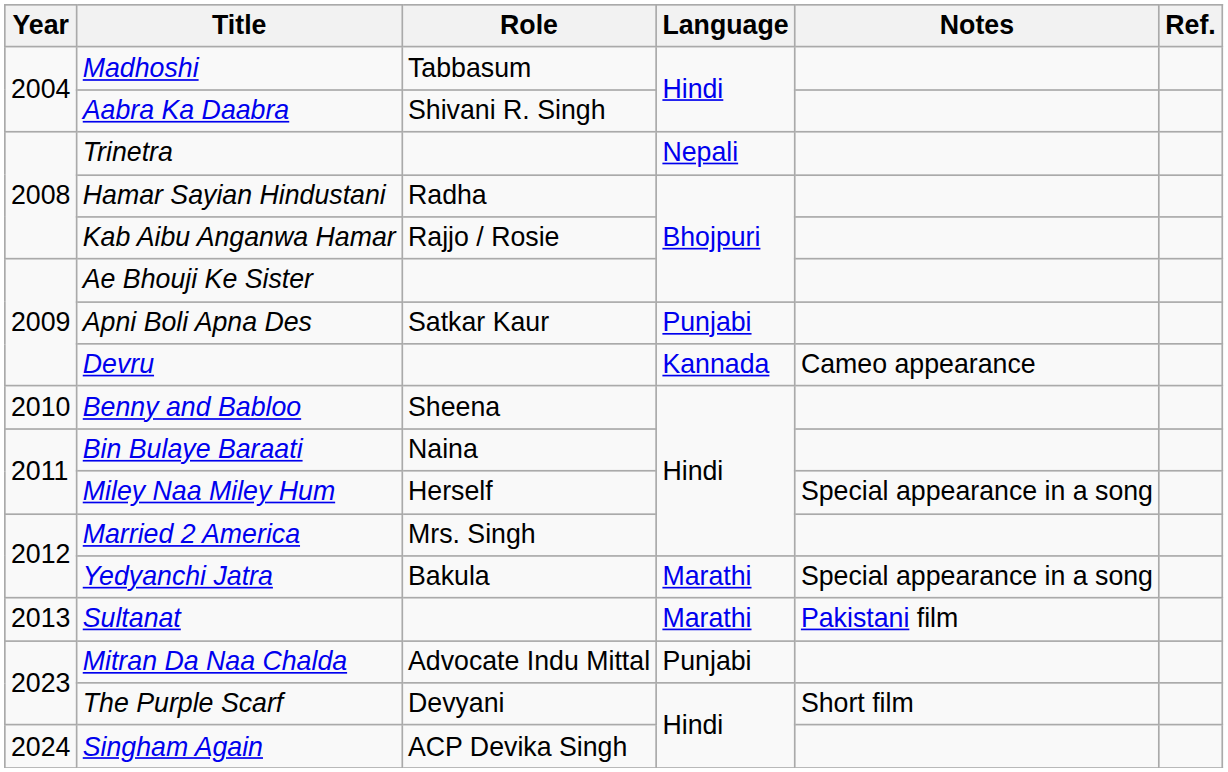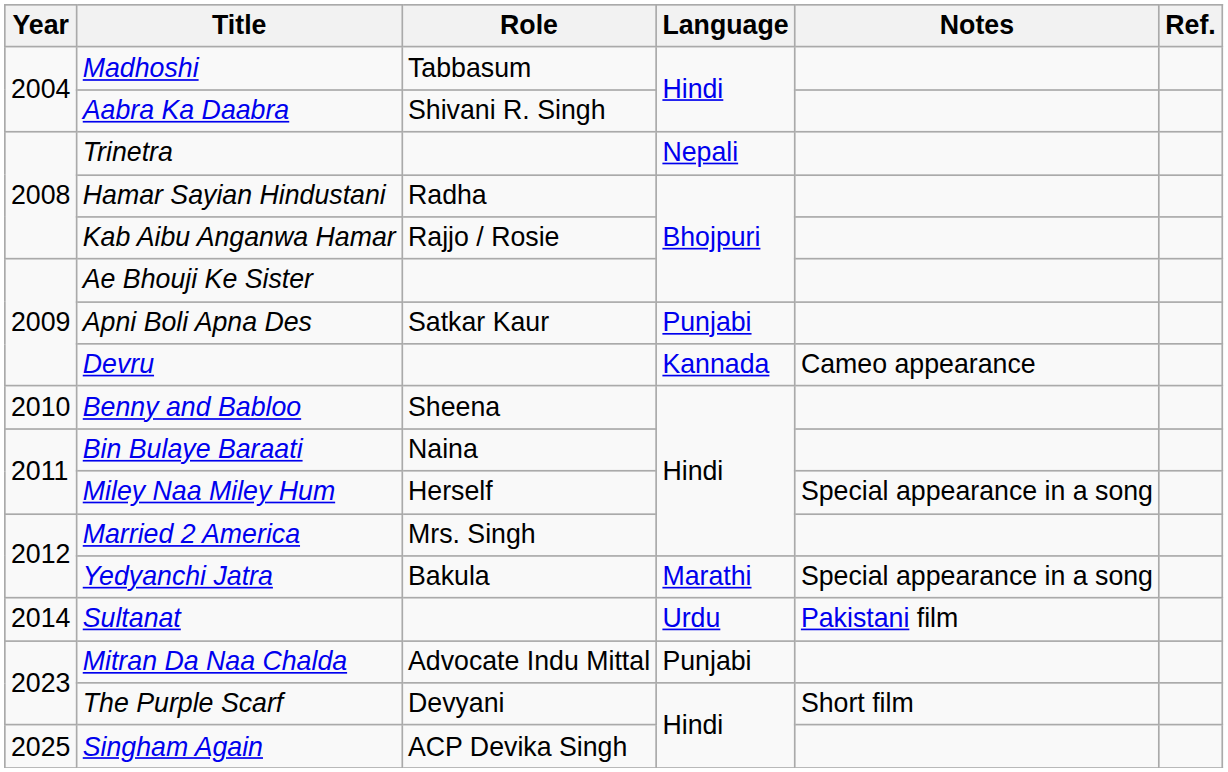(41, 618) 2013 -> (41, 618) 2014
(707, 618) Marathi -> (691, 618) Urdu
(41, 746) 2024 -> (41, 746) 2025
